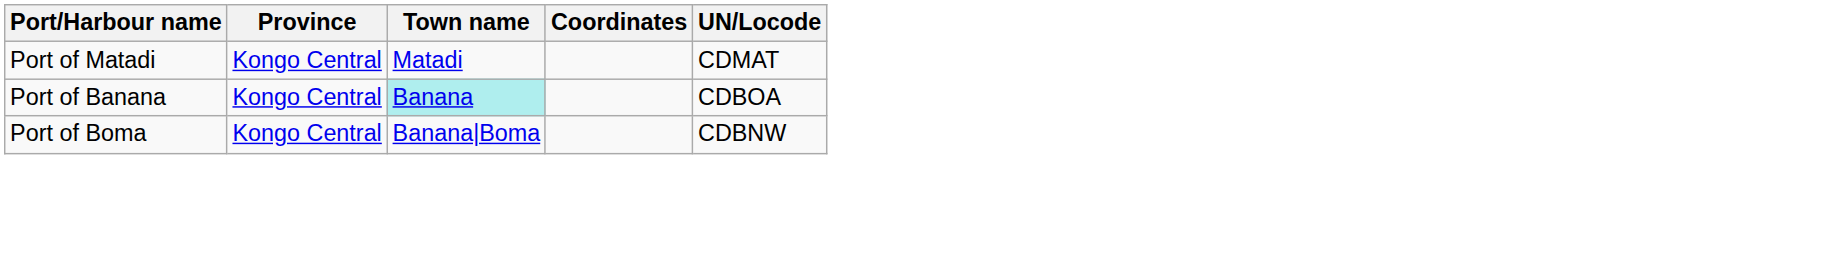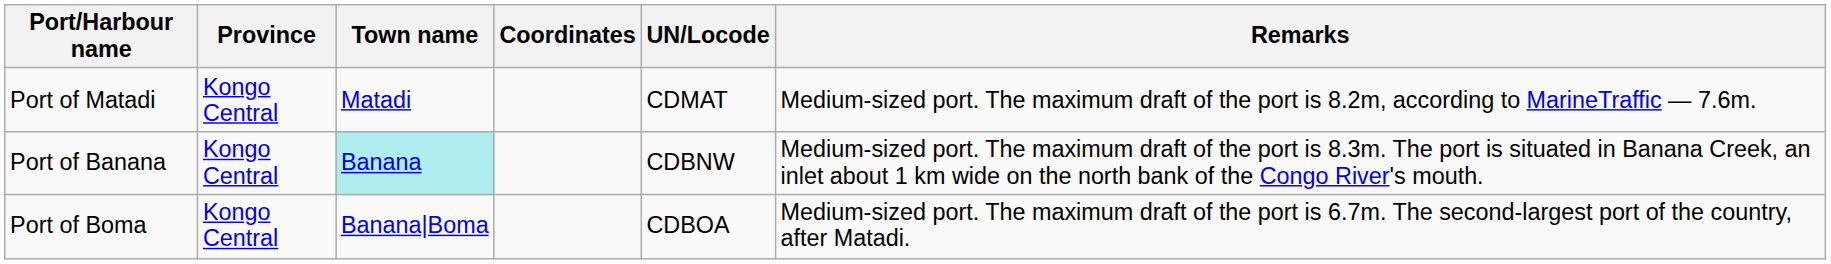+ column: (1300, 36)
(740, 97) CDBOA -> (691, 162) CDBNW
(742, 134) CDBNW -> (688, 226) CDBOA
